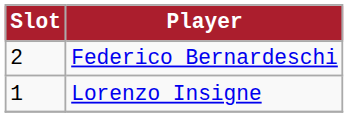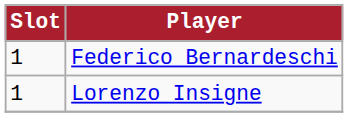(17, 58) 2 -> (17, 58) 1
